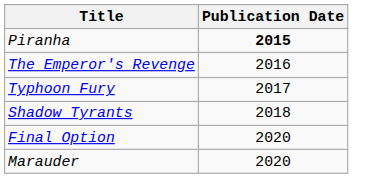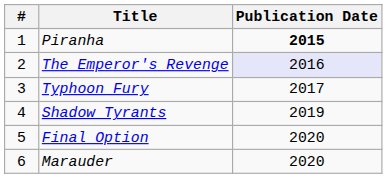+ column: (21, 17)
(273, 65) no background -> (307, 65) lavender background
(273, 113) 2018 -> (307, 113) 2019
